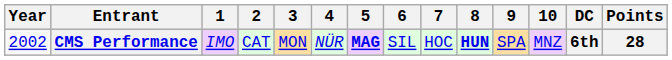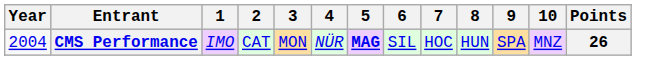- column: (584, 17)
(28, 42) 2002 -> (28, 42) 2004
(475, 42) bold -> (475, 42) normal
(635, 42) 28 -> (599, 42) 26
